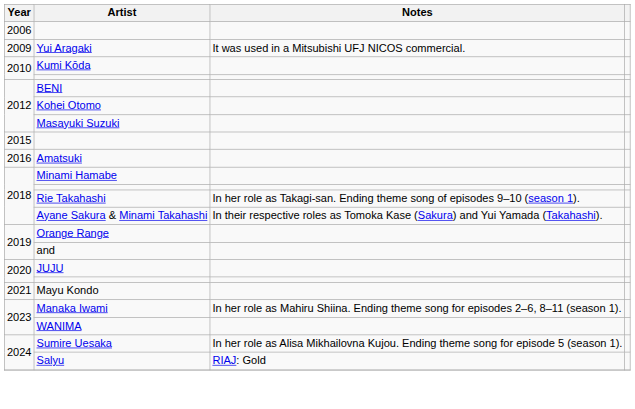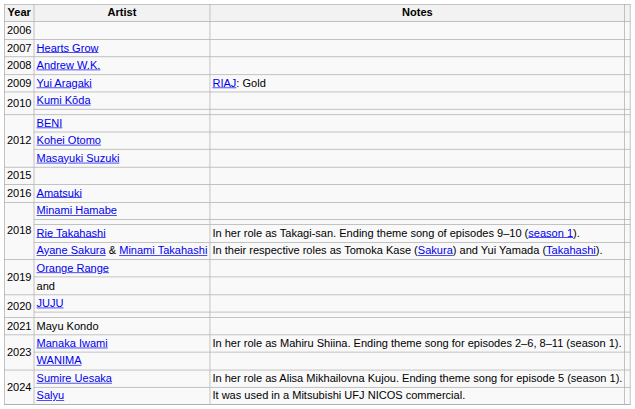+ row: (19, 48)
+ row: (19, 65)
(339, 48) It was used in a Mitsubishi UFJ NICOS commercial. -> (239, 83) RIAJ: Gold
(239, 361) RIAJ: Gold -> (339, 396) It was used in a Mitsubishi UFJ NICOS commercial.
